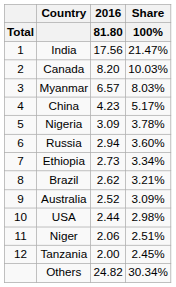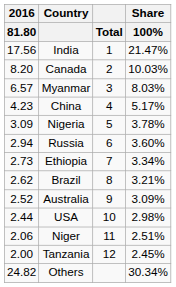columns swapped: (21, 32) <-> (108, 32)
